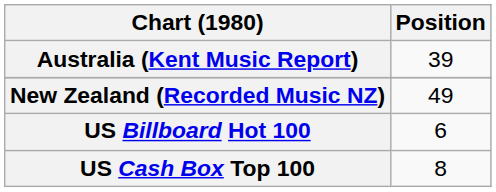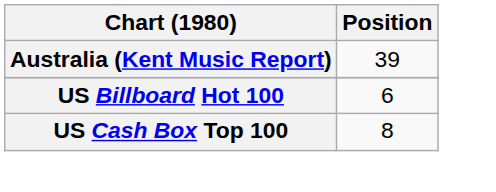- row: (198, 95)
